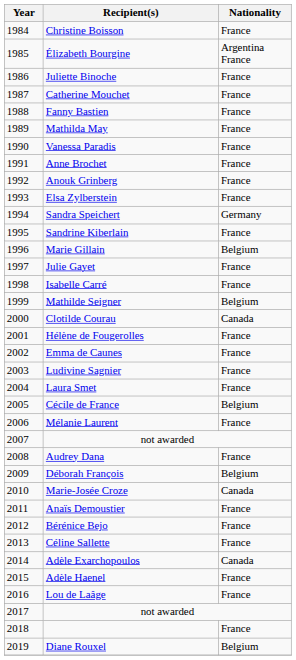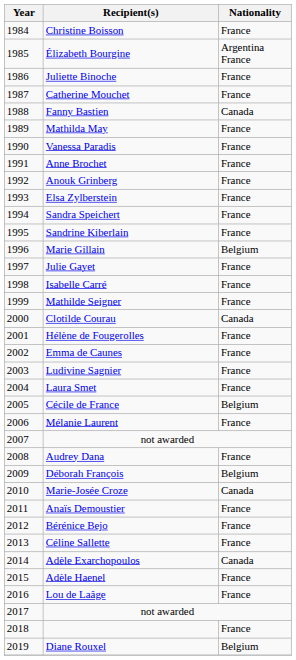(236, 111) France -> (237, 111) Canada
(241, 215) Germany -> (236, 215) France
(240, 301) Belgium -> (236, 301) France
